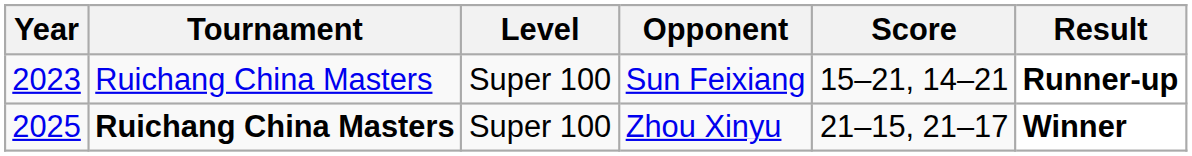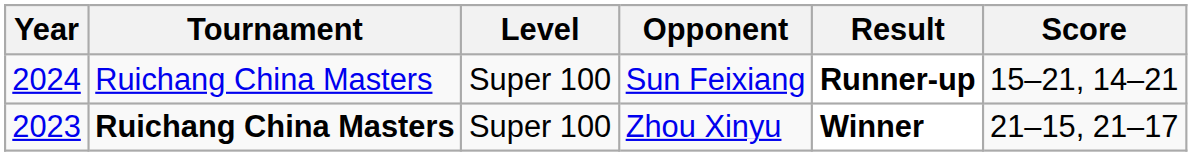columns swapped: (914, 30) <-> (1101, 30)
(47, 78) 2023 -> (47, 78) 2024
(47, 127) 2025 -> (47, 127) 2023
